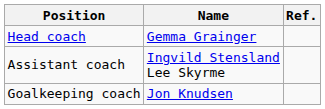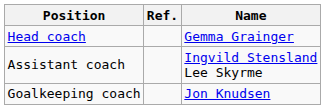columns swapped: (213, 15) <-> (302, 15)
